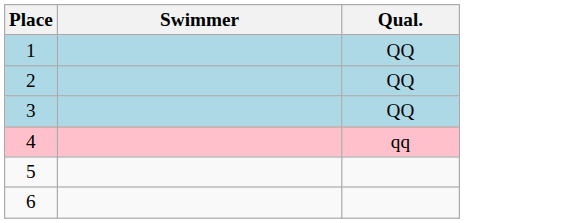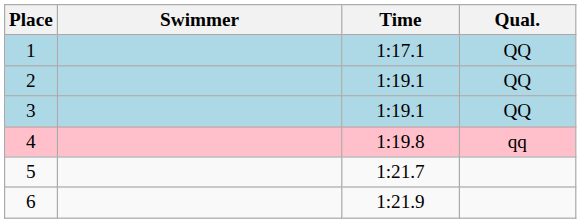+ column: (400, 19)
